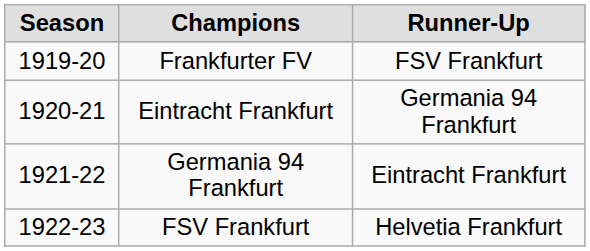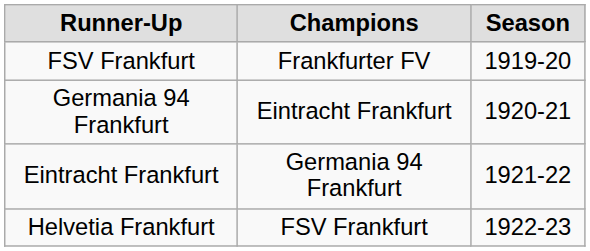columns swapped: (62, 23) <-> (469, 23)
